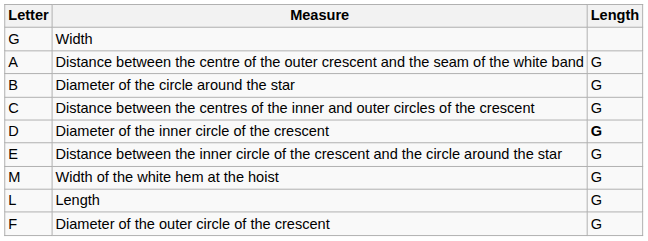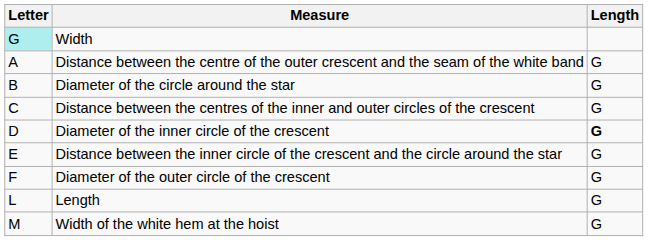(14, 39) no background -> (14, 39) paleturquoise background
rows swapped: (193, 223) <-> (167, 177)
